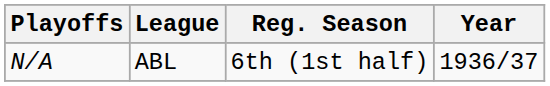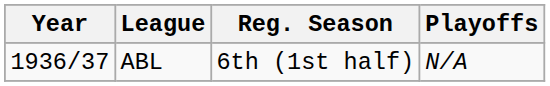columns swapped: (489, 24) <-> (67, 24)
